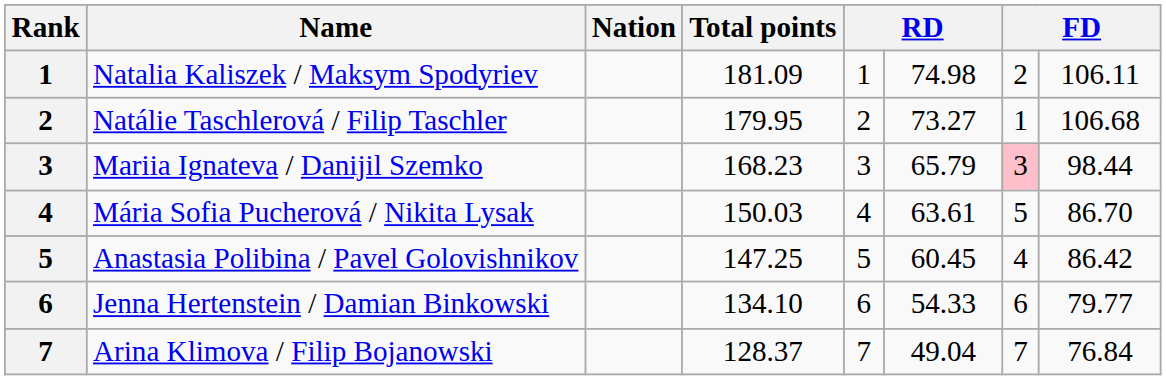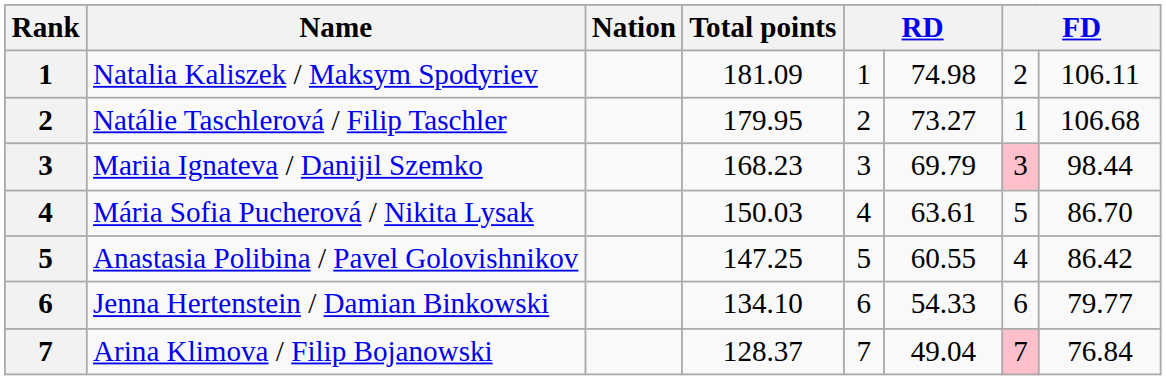(943, 166) 65.79 -> (943, 166) 69.79
(943, 258) 60.45 -> (943, 258) 60.55
(1020, 350) no background -> (1020, 350) pink background
